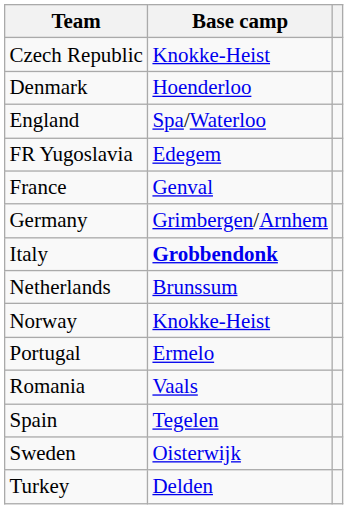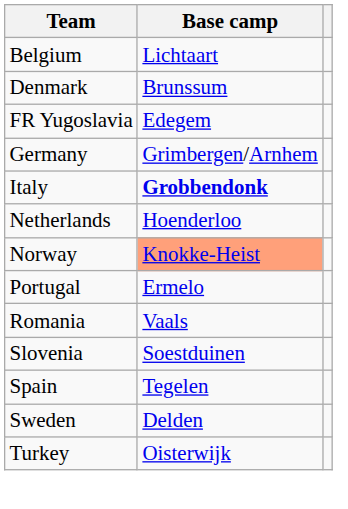+ row: (46, 54)
- row: (76, 54)
(202, 87) Hoenderloo -> (185, 87) Brunssum
- row: (44, 120)
- row: (38, 187)
(195, 287) Brunssum -> (192, 220) Hoenderloo
(211, 320) no background -> (201, 253) lightsalmon background
+ row: (46, 353)
(197, 453) Oisterwijk -> (173, 420) Delden
(183, 486) Delden -> (187, 453) Oisterwijk
